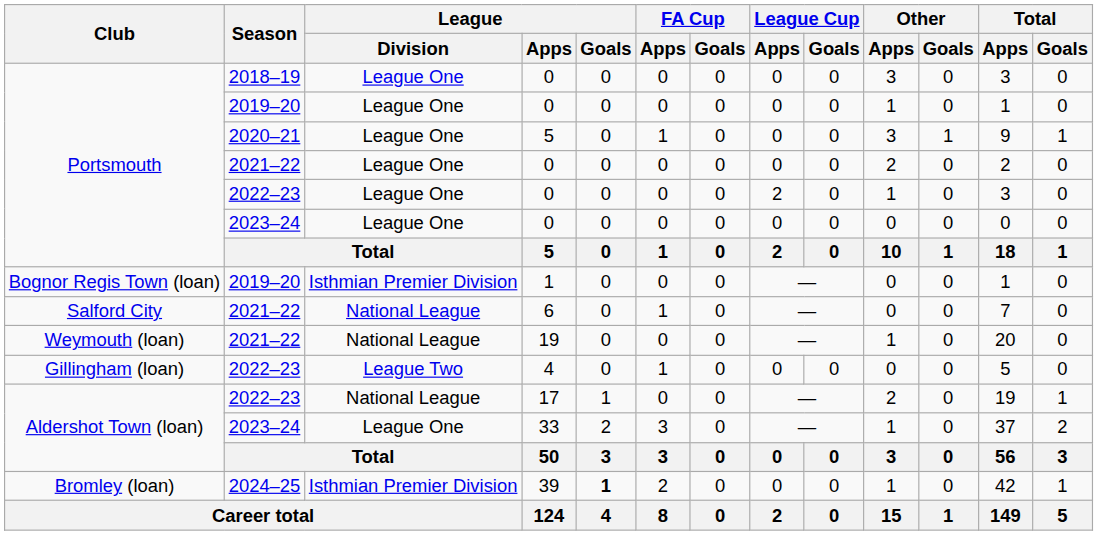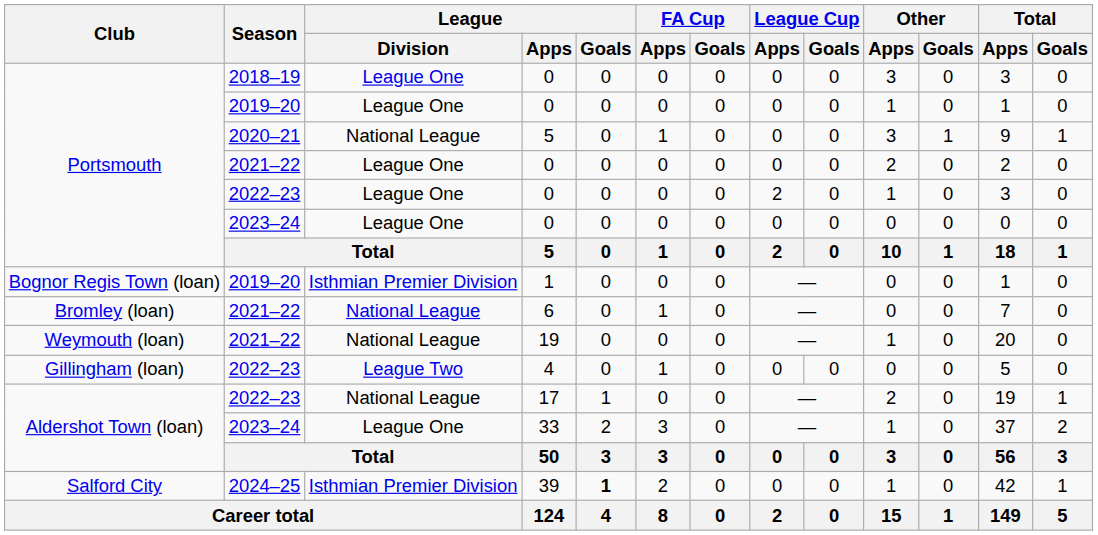(413, 135) League One -> (413, 135) National League
(114, 310) Salford City -> (114, 310) Bromley (loan)
(114, 485) Bromley (loan) -> (114, 485) Salford City
